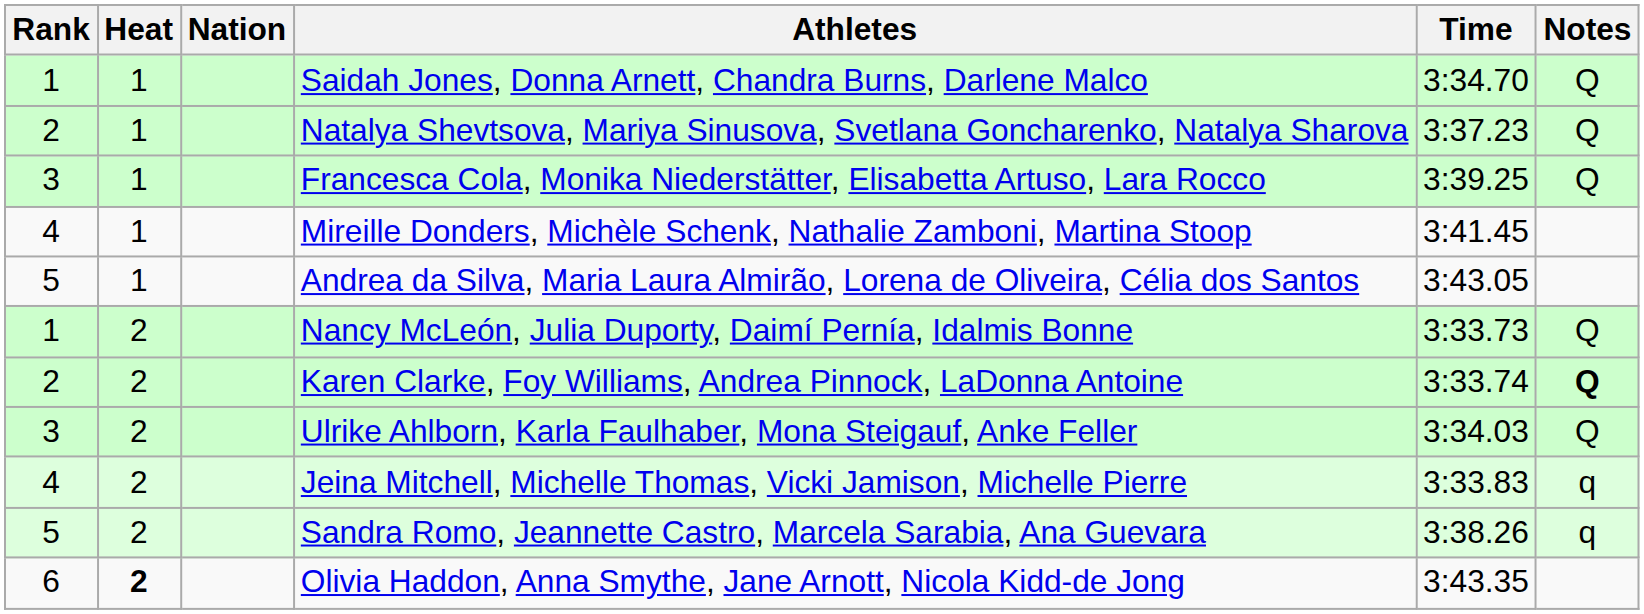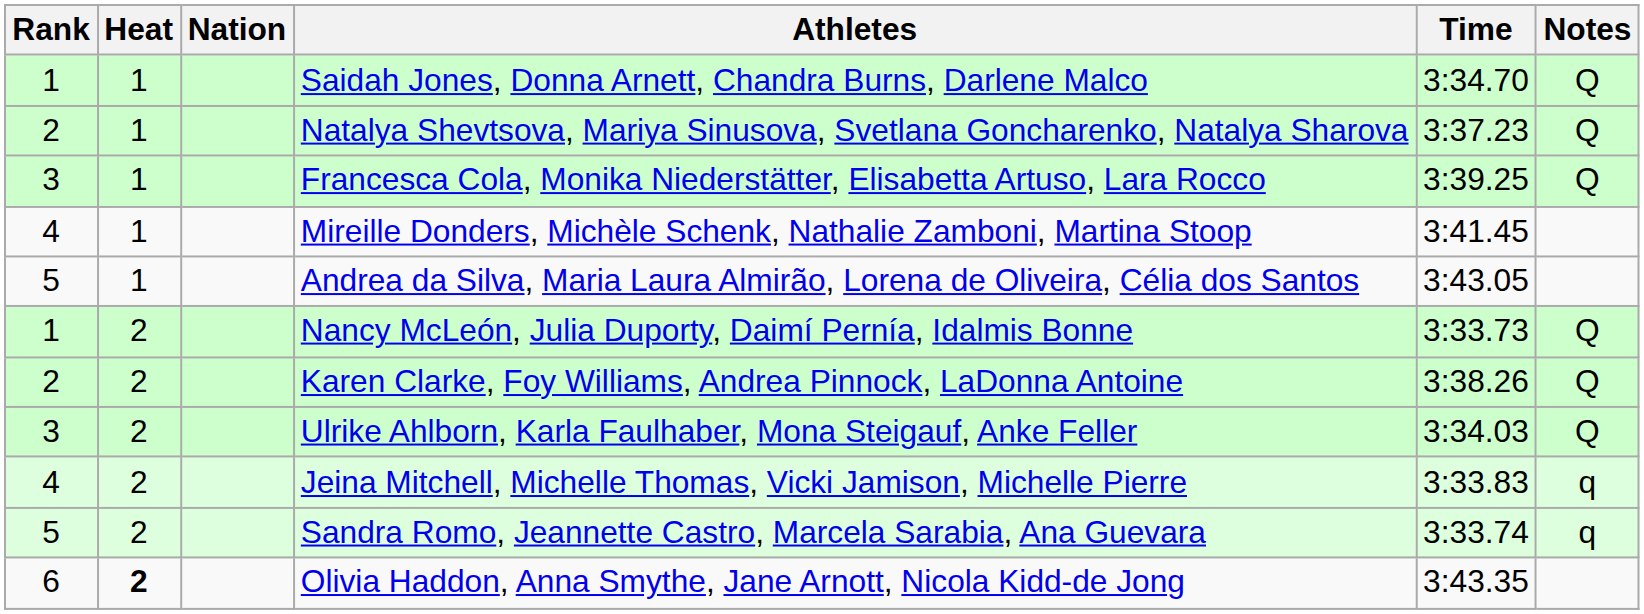(1476, 381) 3:33.74 -> (1476, 381) 3:38.26
(1587, 381) bold -> (1587, 381) normal
(1476, 532) 3:38.26 -> (1476, 532) 3:33.74
